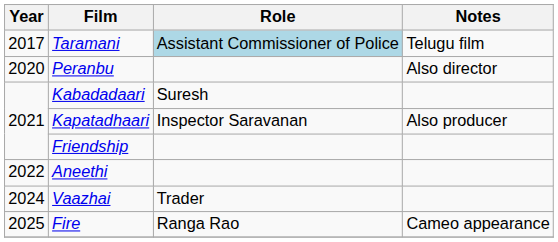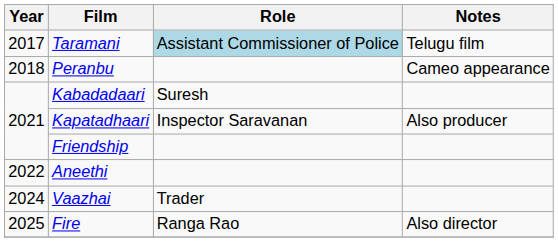(26, 69) 2020 -> (26, 69) 2018
(452, 69) Also director -> (478, 69) Cameo appearance
(478, 224) Cameo appearance -> (452, 224) Also director
